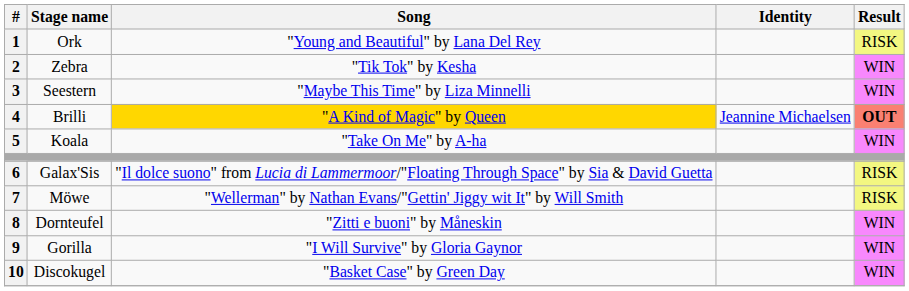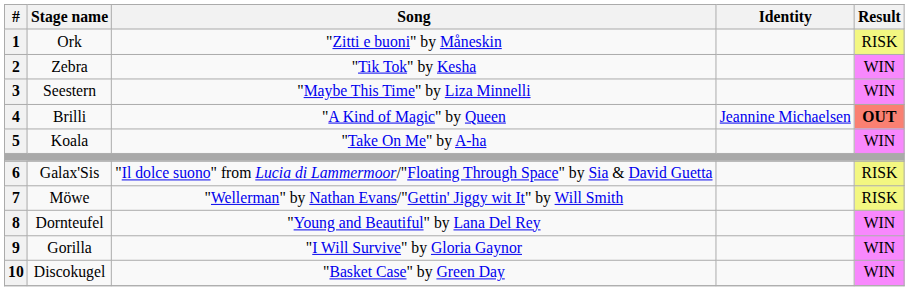(414, 41) "Young and Beautiful" by Lana Del Rey -> (414, 41) "Zitti e buoni" by Måneskin
(414, 116) gold background -> (414, 116) no background
(414, 223) "Zitti e buoni" by Måneskin -> (414, 223) "Young and Beautiful" by Lana Del Rey
